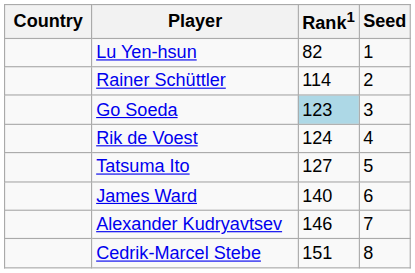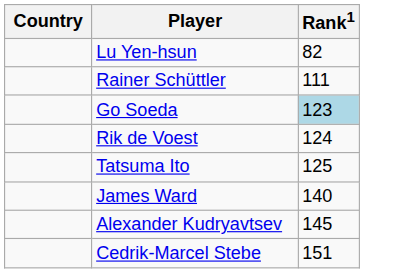- column: (385, 21)
(317, 81) 114 -> (316, 81) 111
(317, 167) 127 -> (317, 167) 125
(317, 224) 146 -> (317, 224) 145
